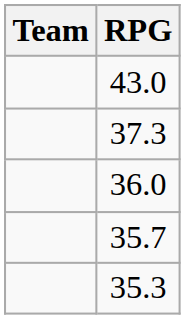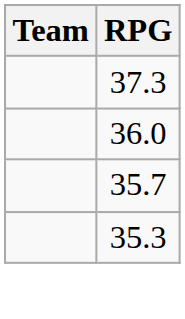- row: (138, 81)
